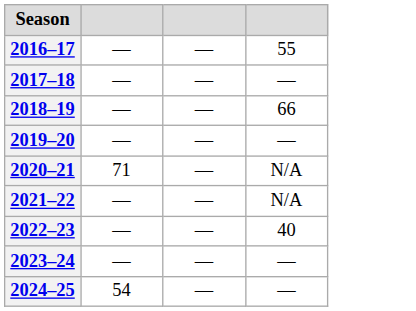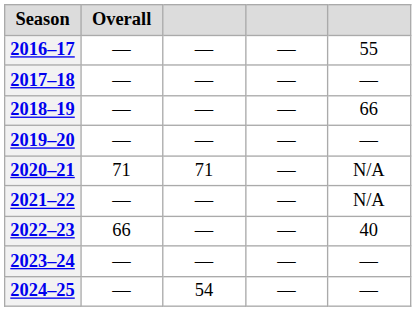+ column: (122, 19)
